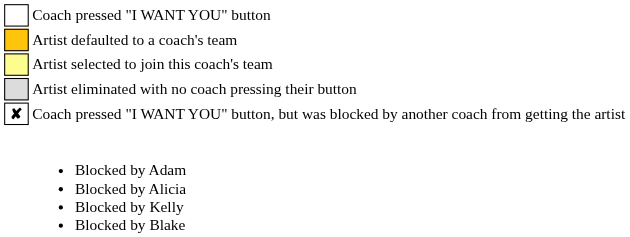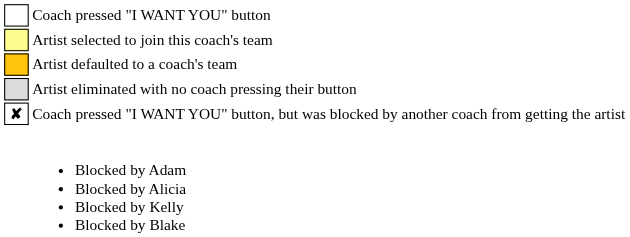rows swapped: (135, 39) <-> (152, 64)
